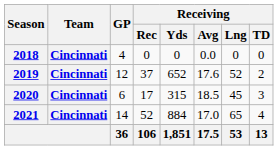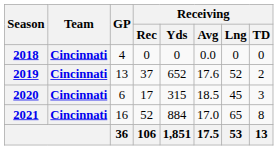(122, 74) 12 -> (122, 74) 13
(122, 114) 14 -> (122, 114) 16
(261, 114) 4 -> (261, 114) 8
